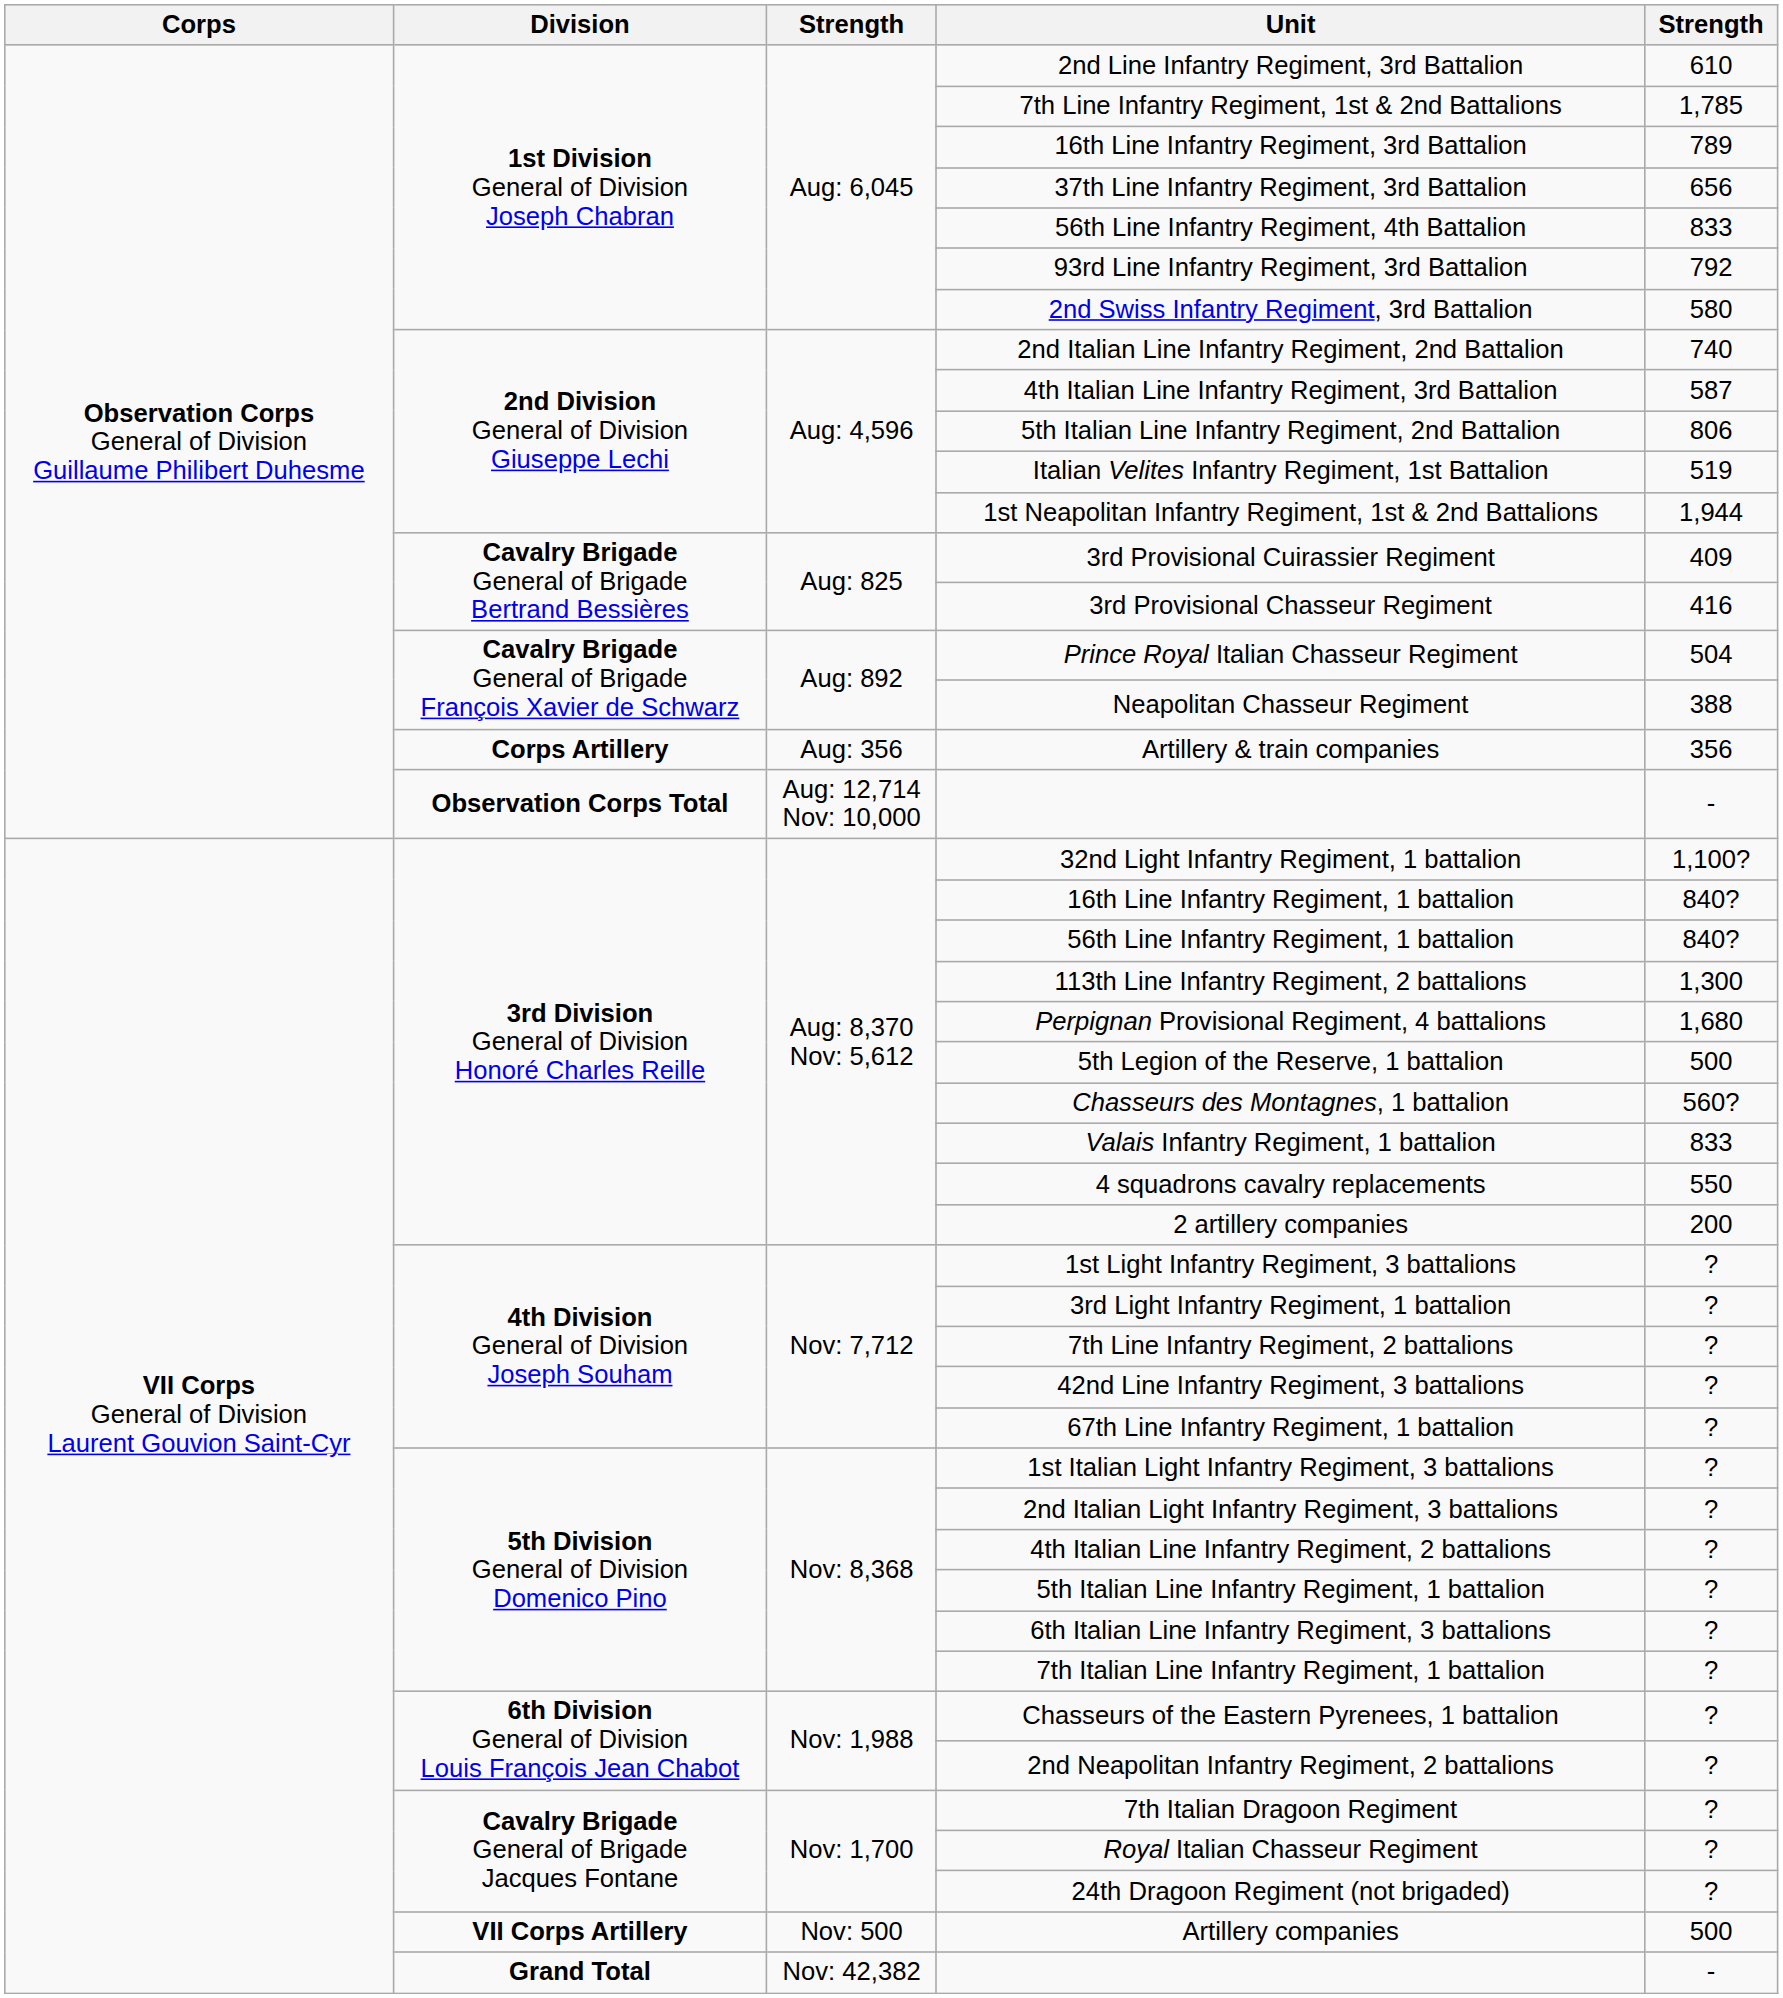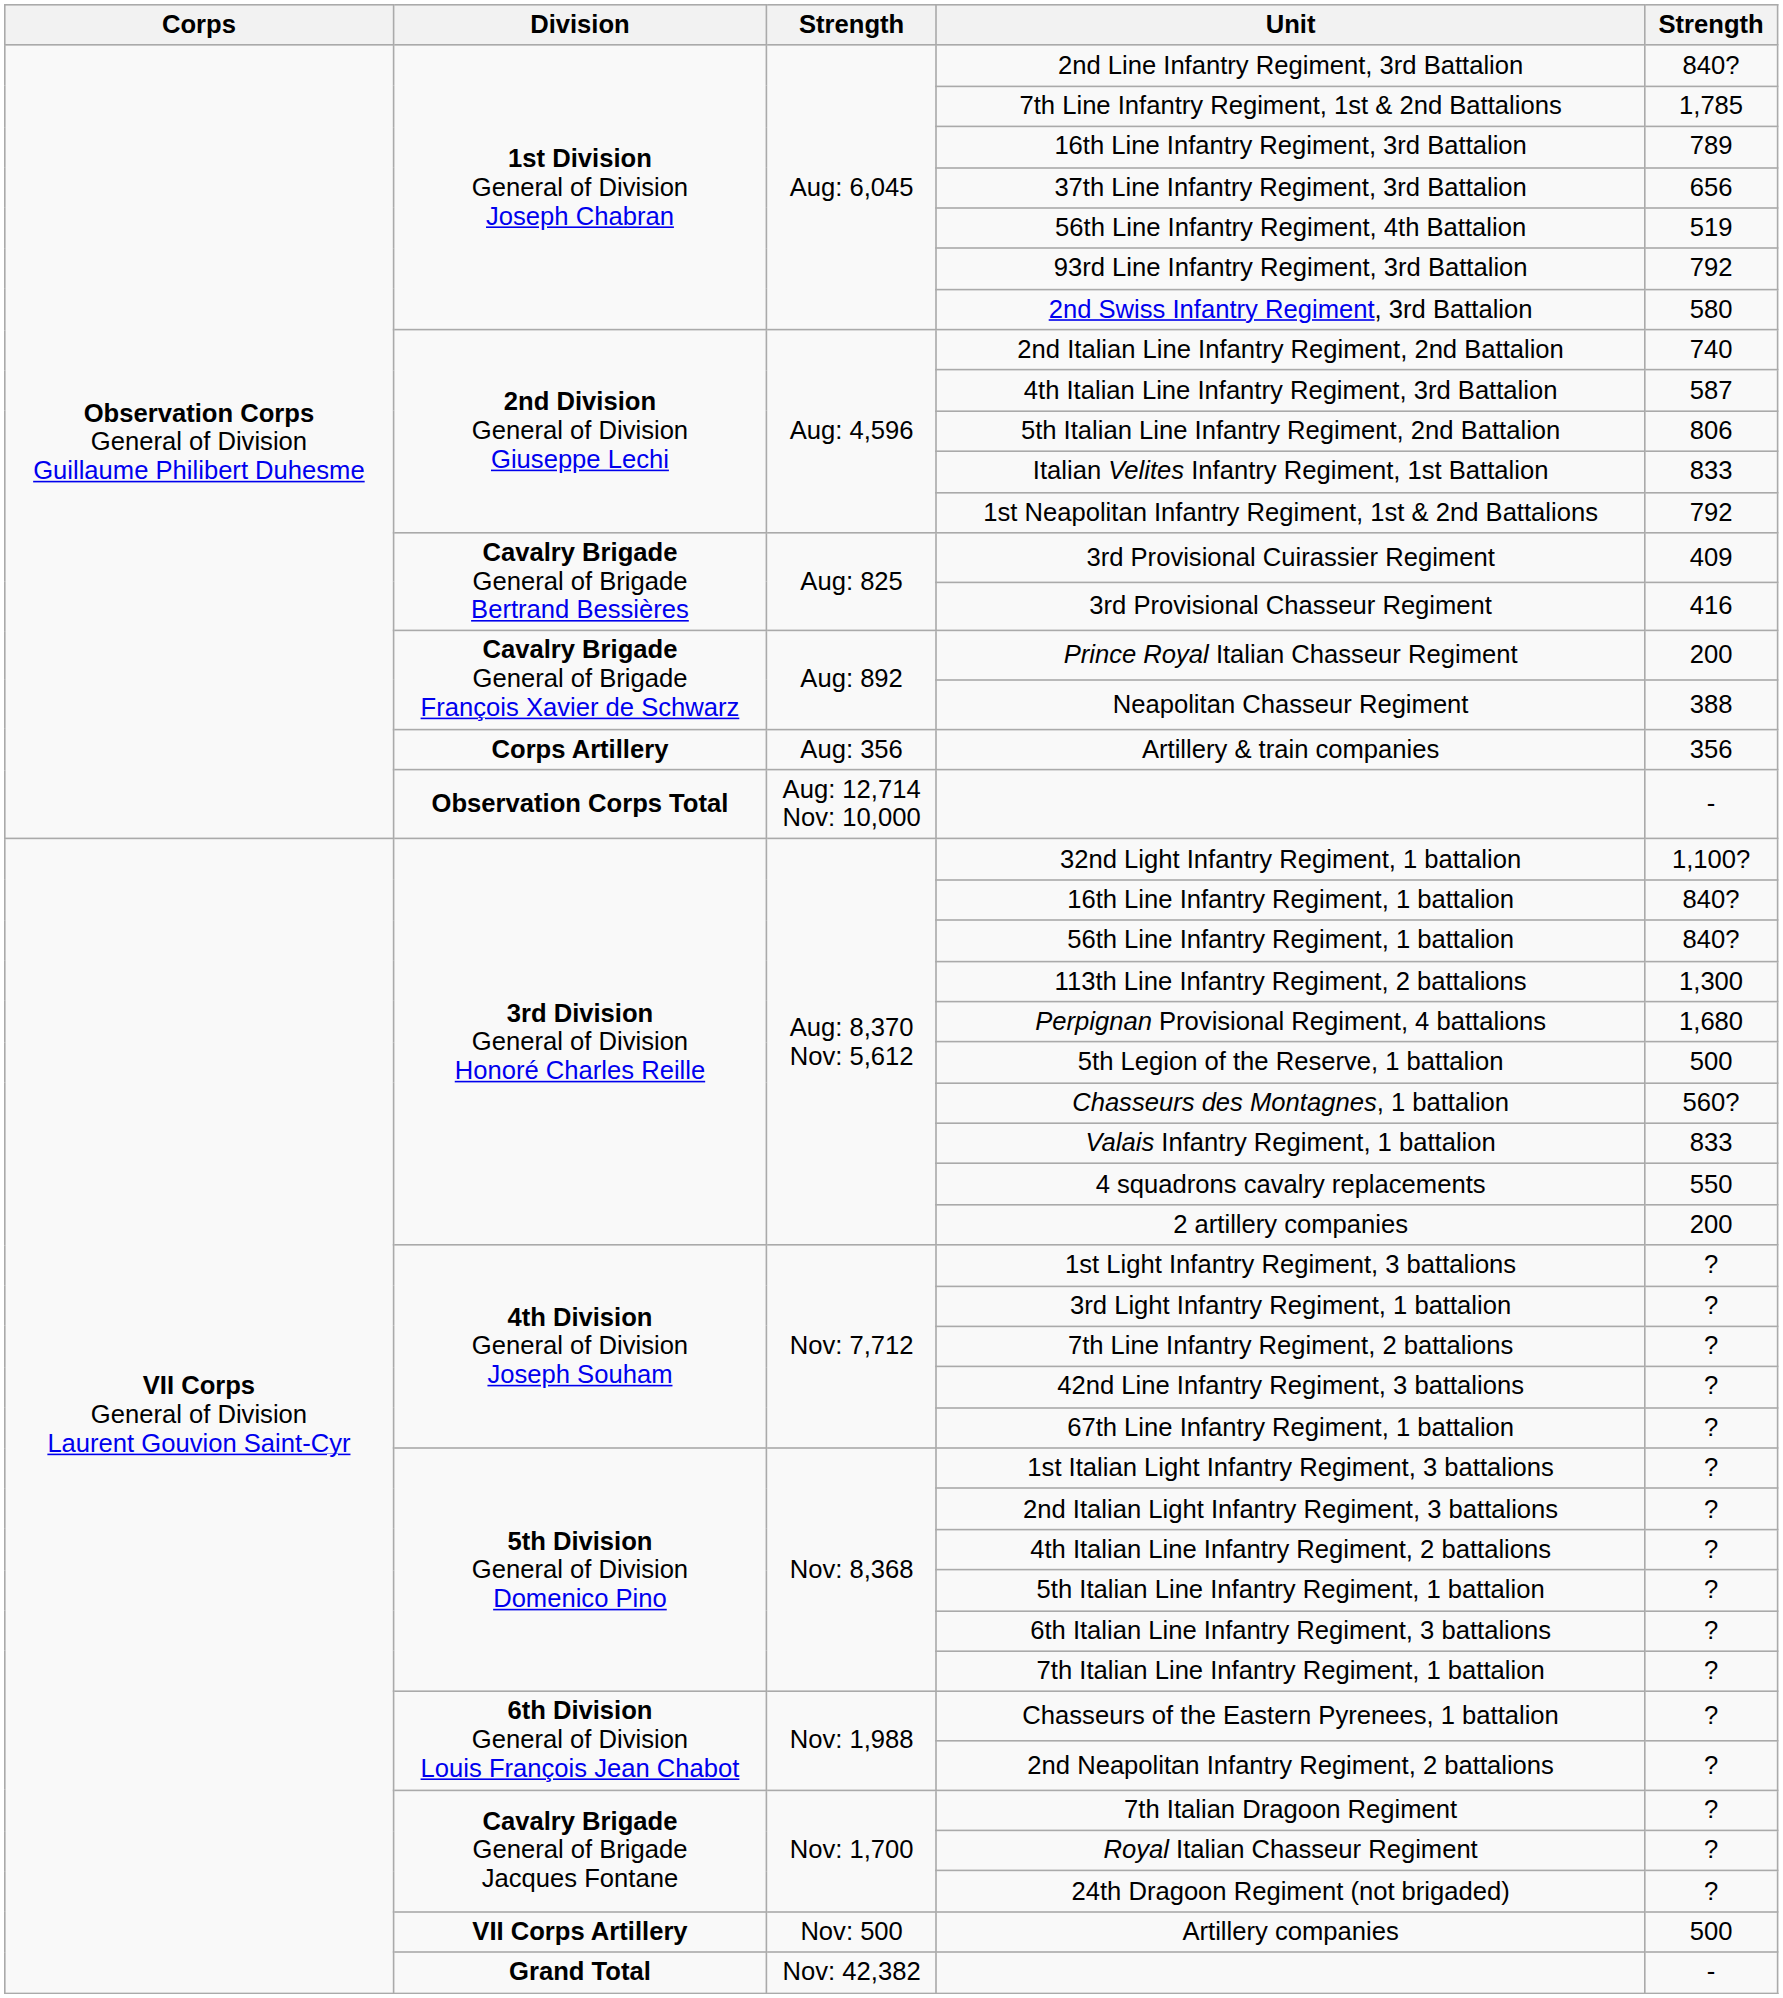(1711, 65) 610 -> (1711, 65) 840?
(1711, 227) 833 -> (1711, 227) 519
(1711, 471) 519 -> (1711, 471) 833
(1711, 512) 1,944 -> (1711, 512) 792
(1711, 655) 504 -> (1711, 655) 200
